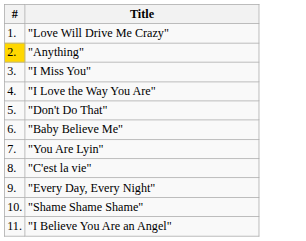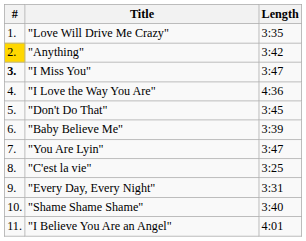+ column: (280, 14)
(12, 71) normal -> (12, 71) bold
